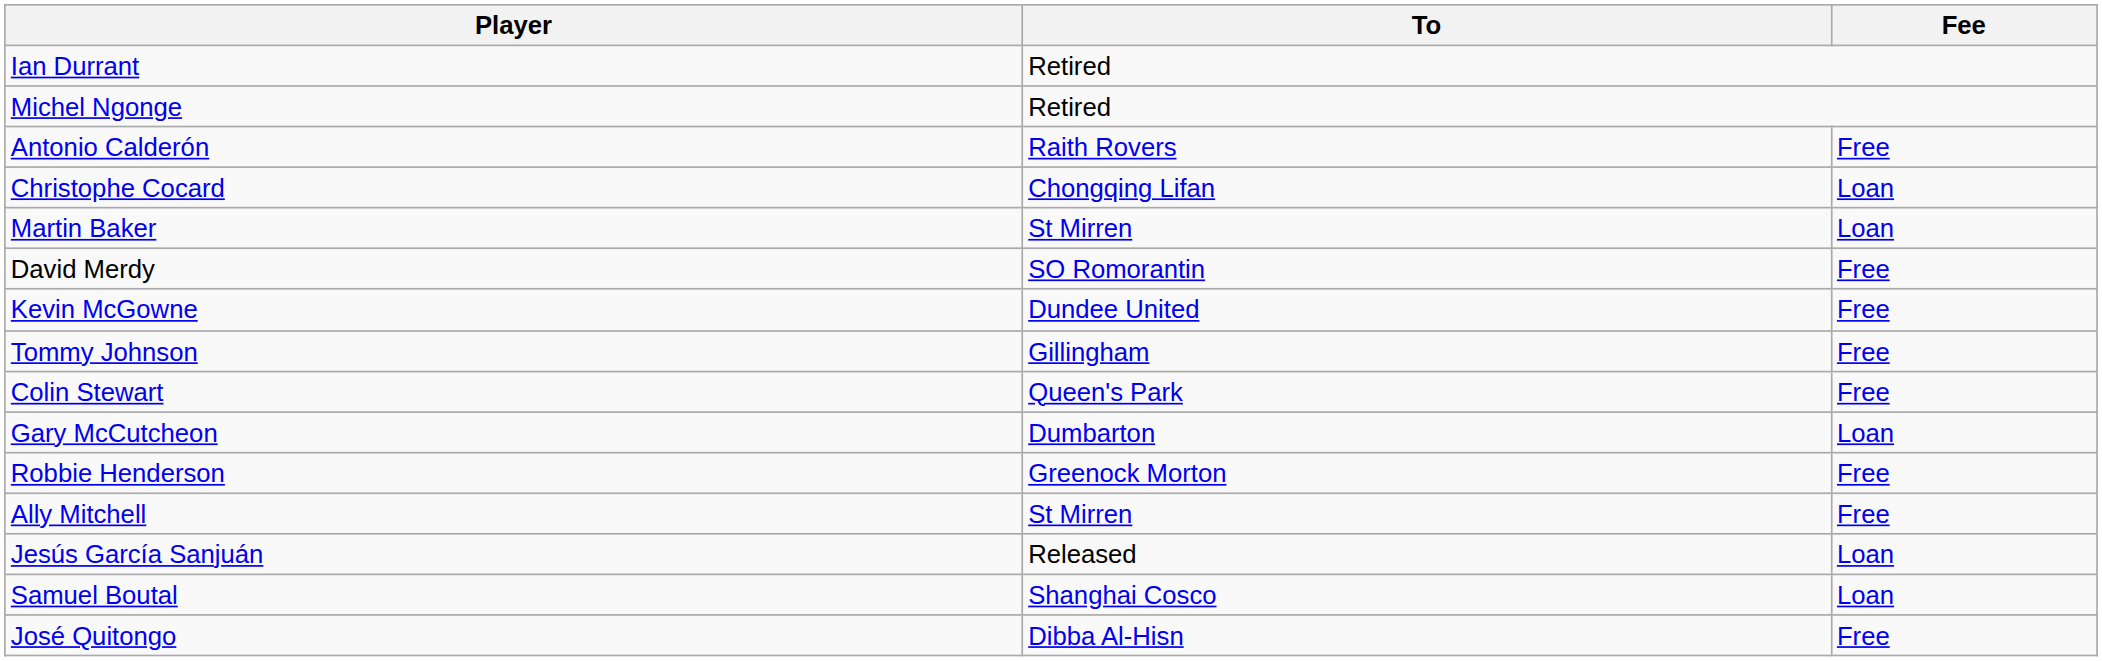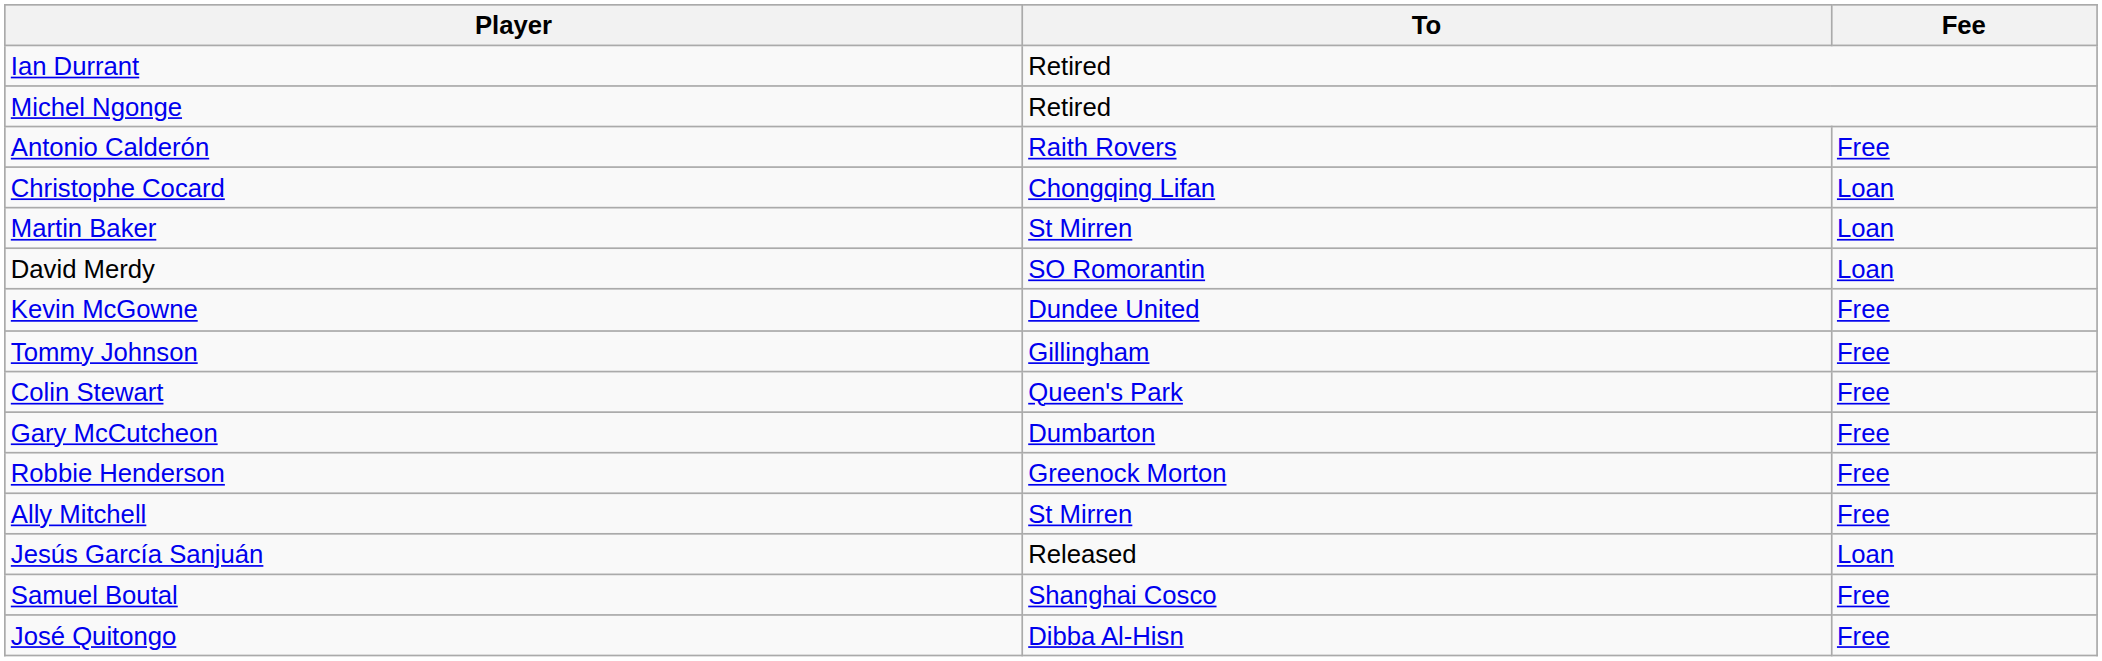(1863, 269) Free -> (1865, 269) Loan
(1865, 432) Loan -> (1863, 432) Free
(1865, 595) Loan -> (1863, 595) Free
